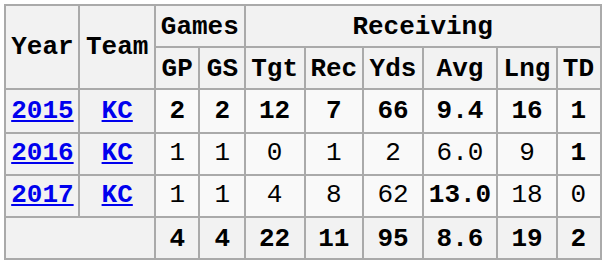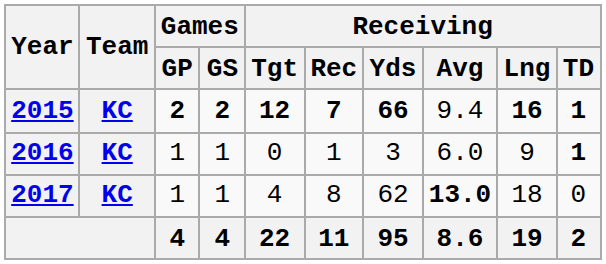(460, 111) bold -> (460, 111) normal
(393, 153) 2 -> (393, 153) 3
